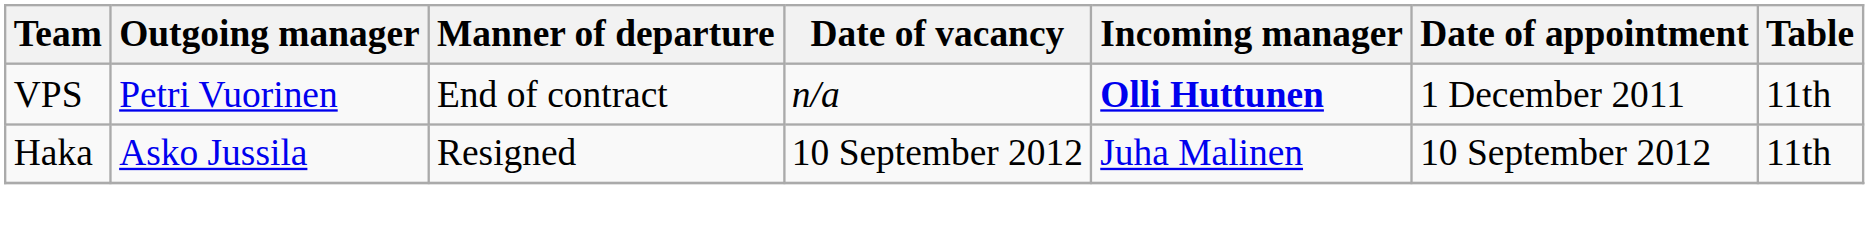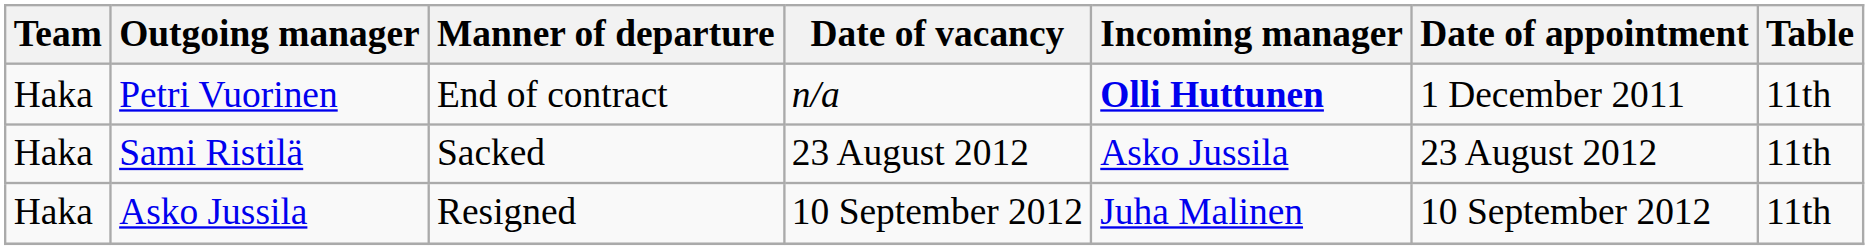(48, 93) VPS -> (53, 93) Haka
+ row: (211, 152)
